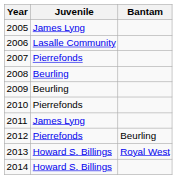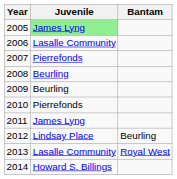(59, 27) no background -> (59, 27) lightgreen background
(58, 136) Pierrefonds -> (63, 136) Lindsay Place
(72, 151) Howard S. Billings -> (74, 151) Lasalle Community
